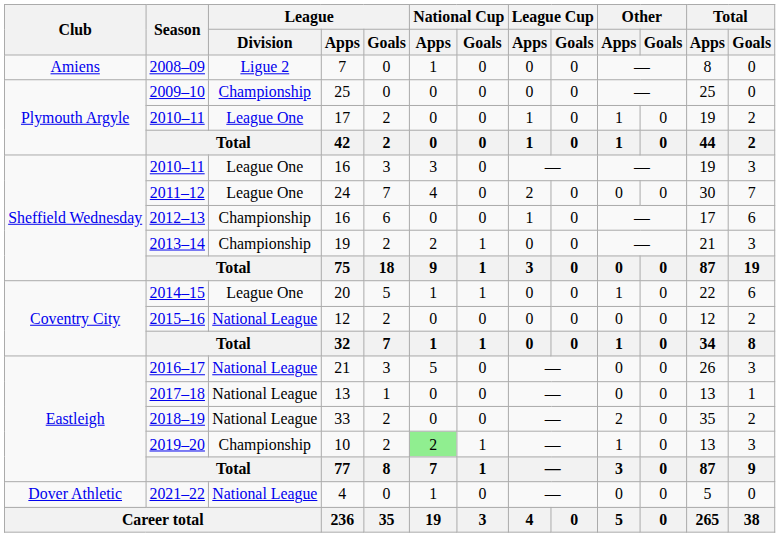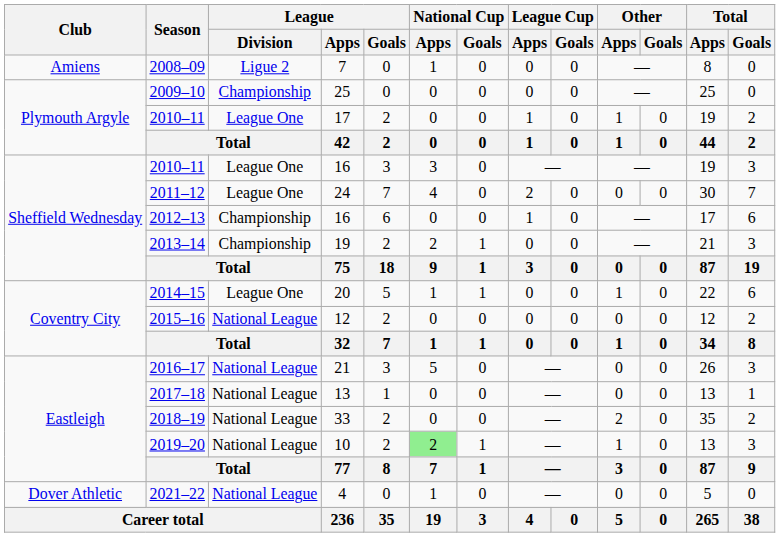(265, 444) Championship -> (265, 444) National League
